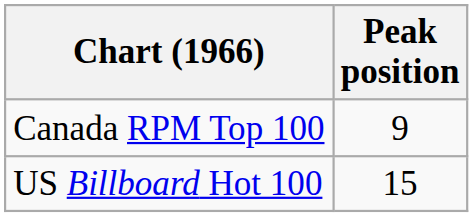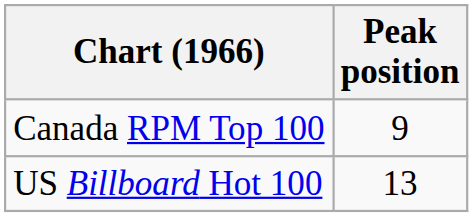(400, 182) 15 -> (400, 182) 13
